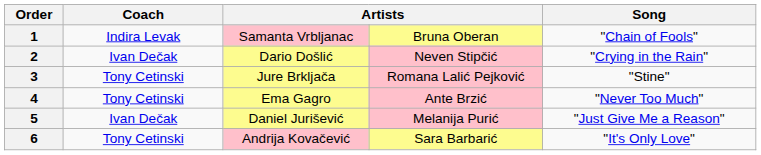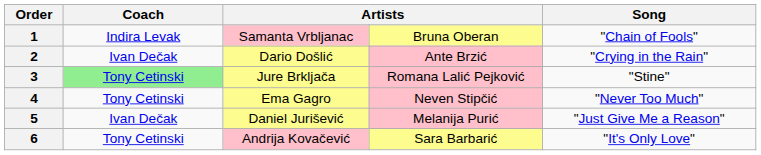(456, 56) Neven Stipčić -> (456, 56) Ante Brzić
(143, 77) no background -> (143, 77) lightgreen background
(456, 98) Ante Brzić -> (456, 98) Neven Stipčić
